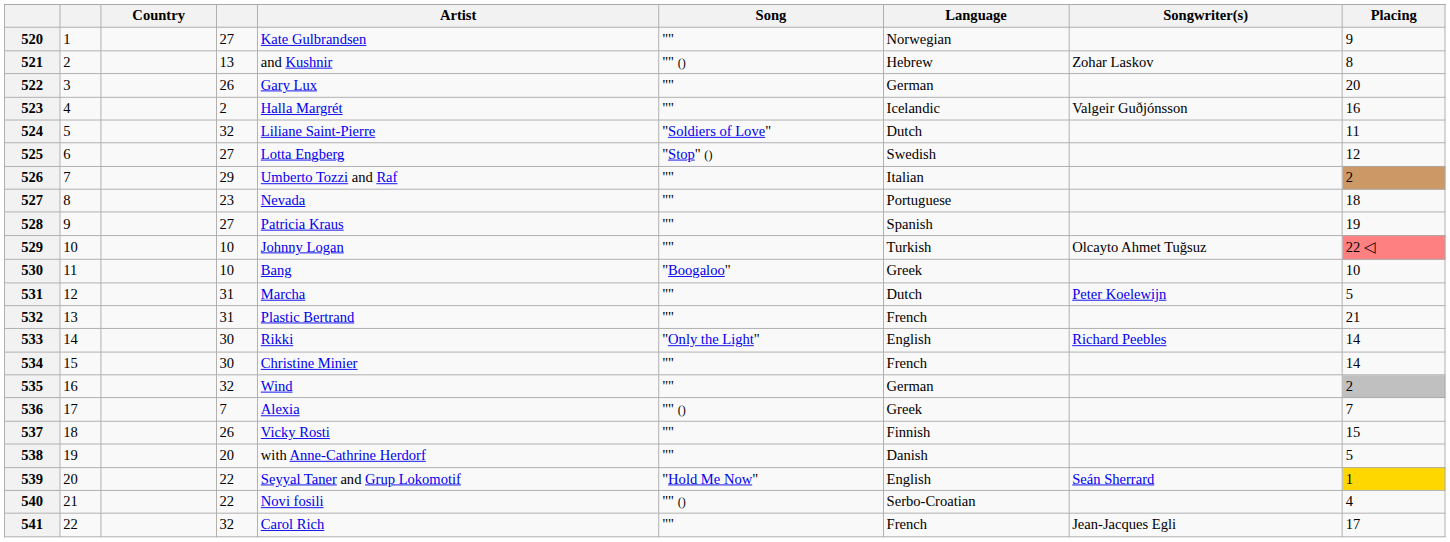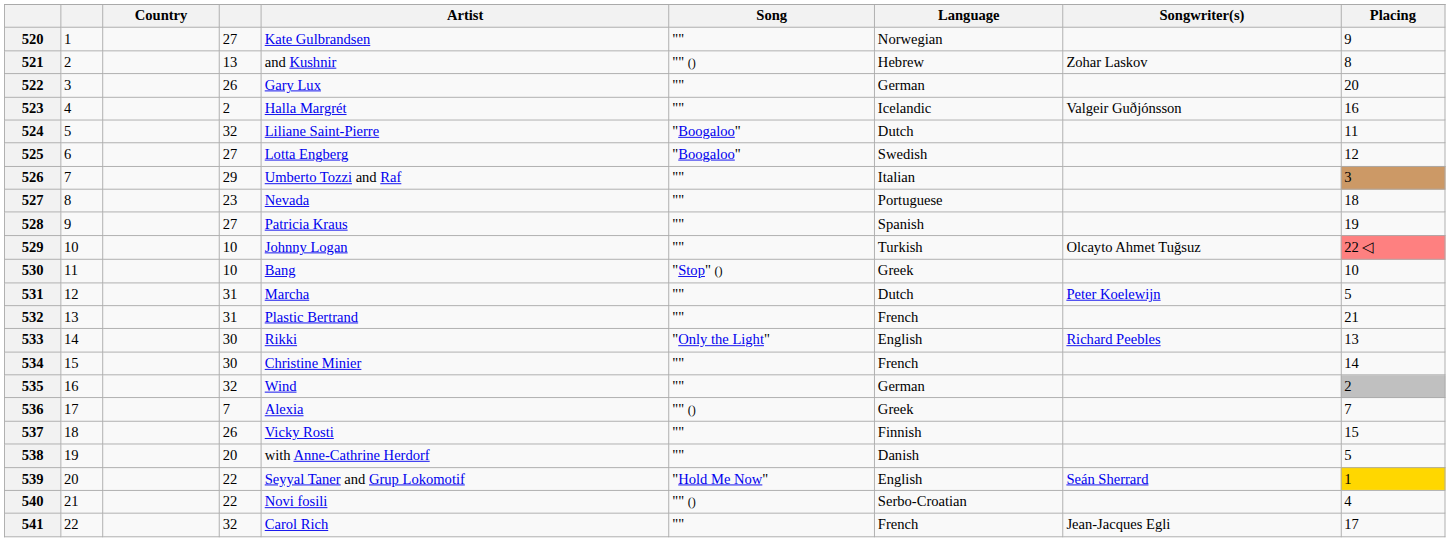(717, 131) "Soldiers of Love" -> (707, 131) "Boogaloo"
(687, 154) "Stop" () -> (707, 154) "Boogaloo"
(1349, 177) 2 -> (1348, 177) 3
(696, 270) "Boogaloo" -> (697, 270) "Stop" ()
(1353, 340) 14 -> (1351, 340) 13
